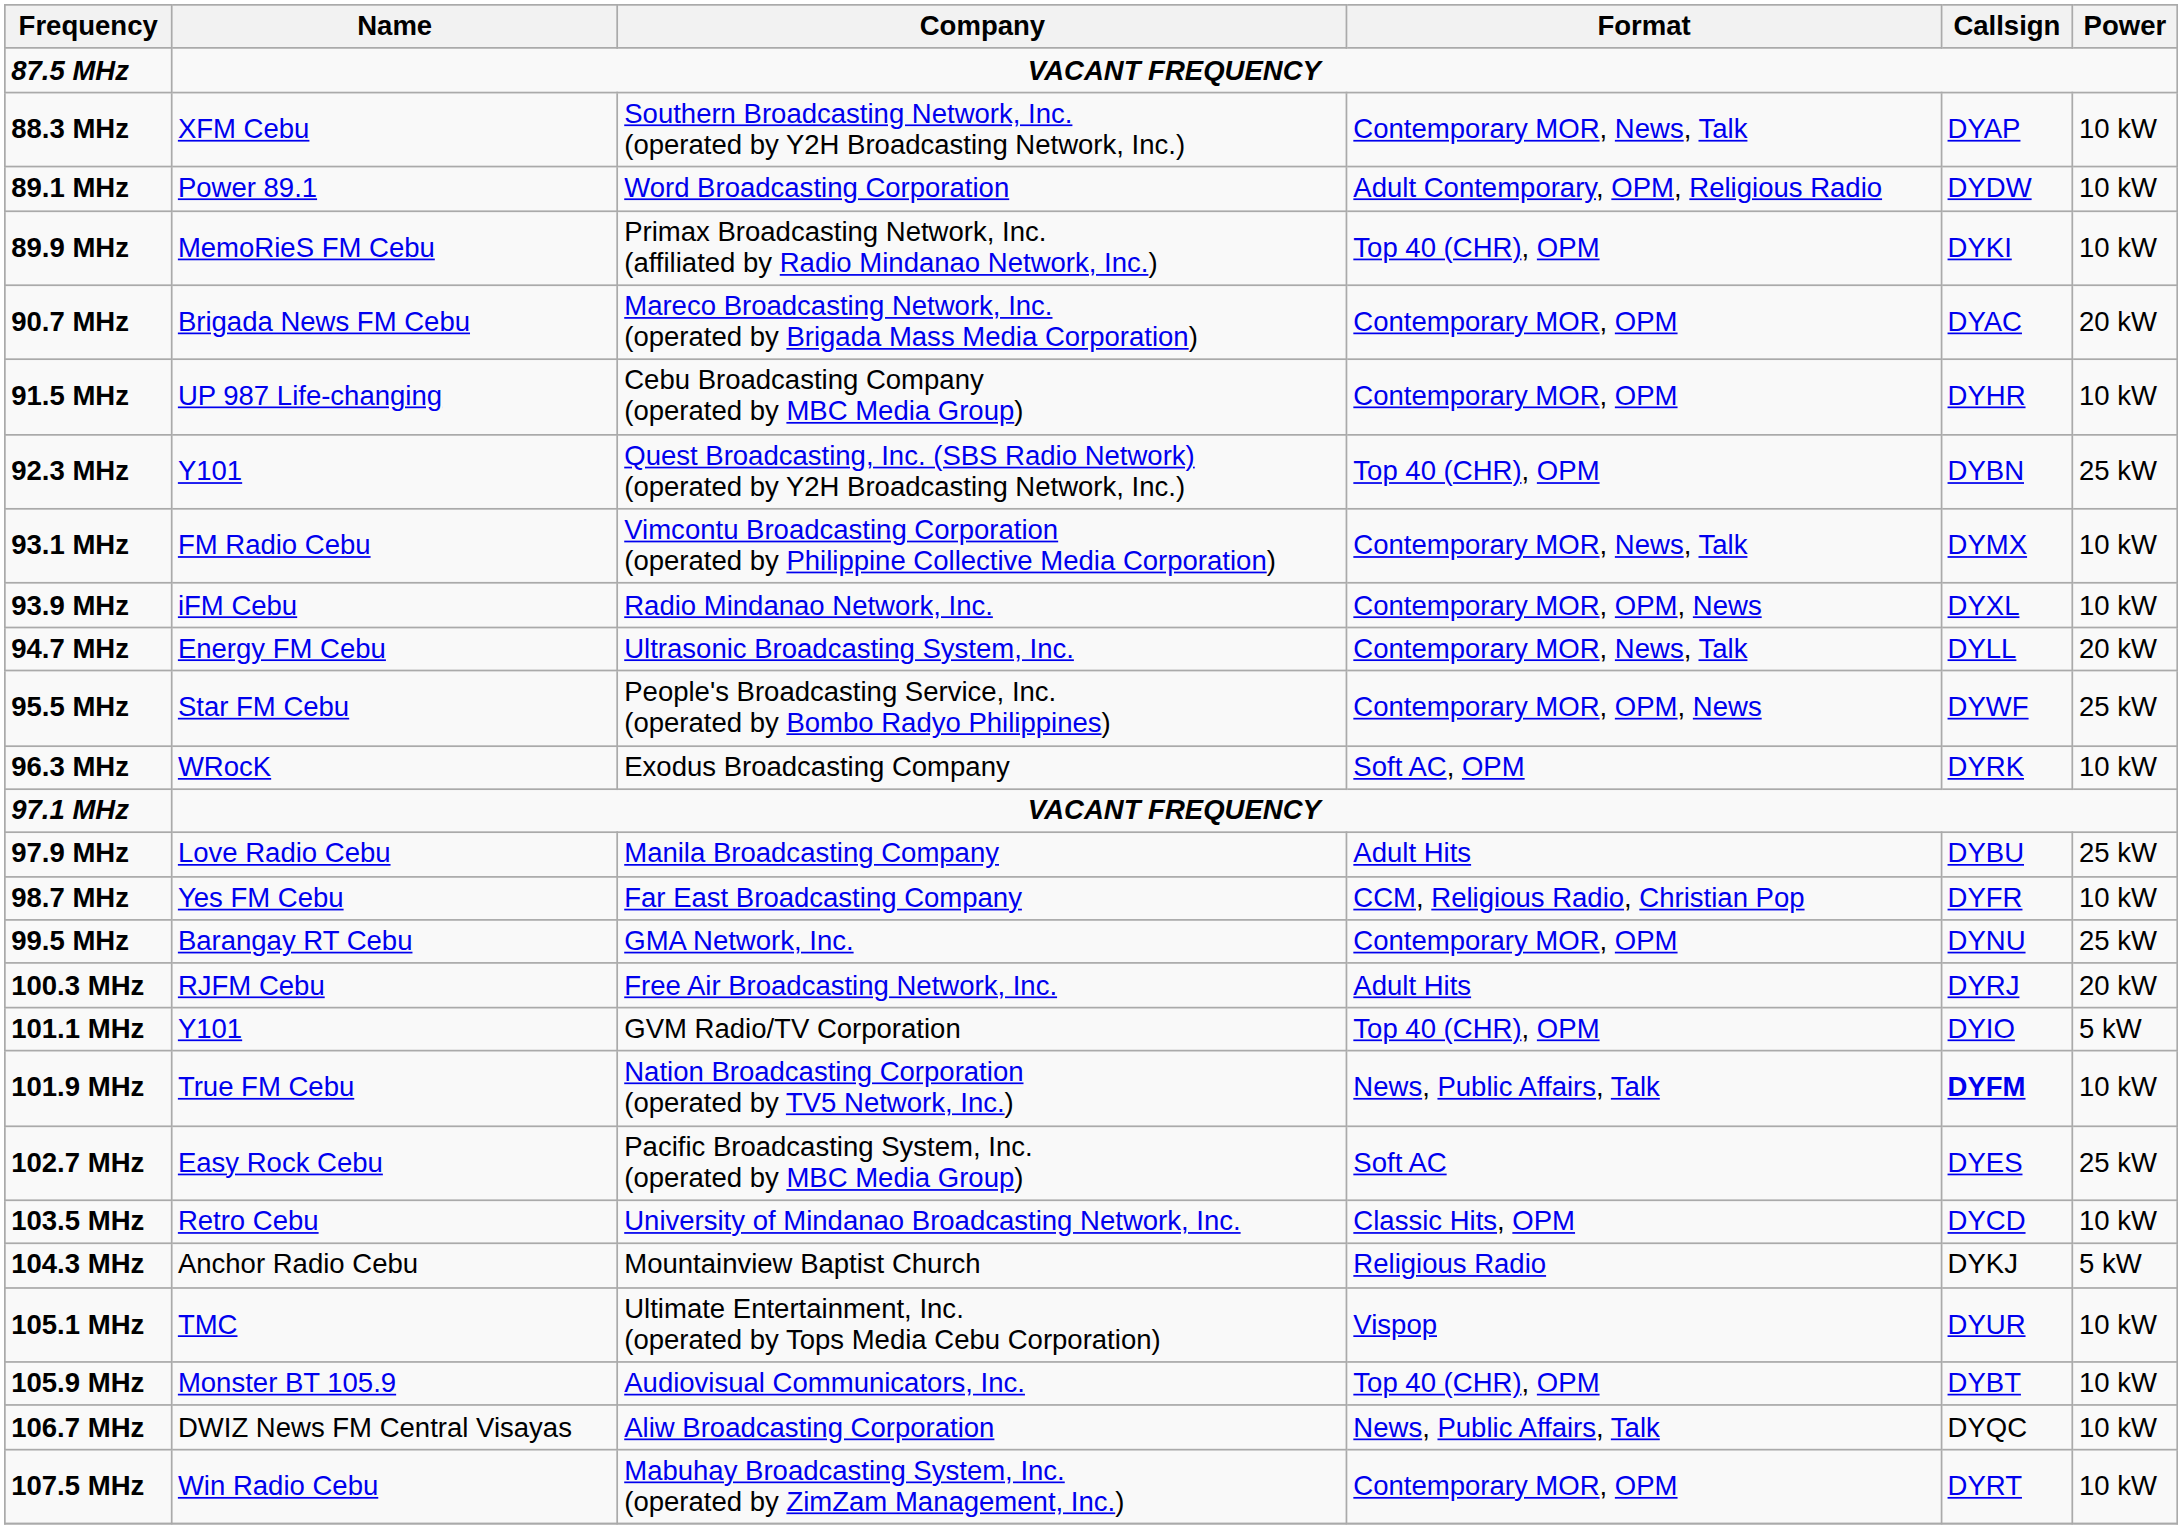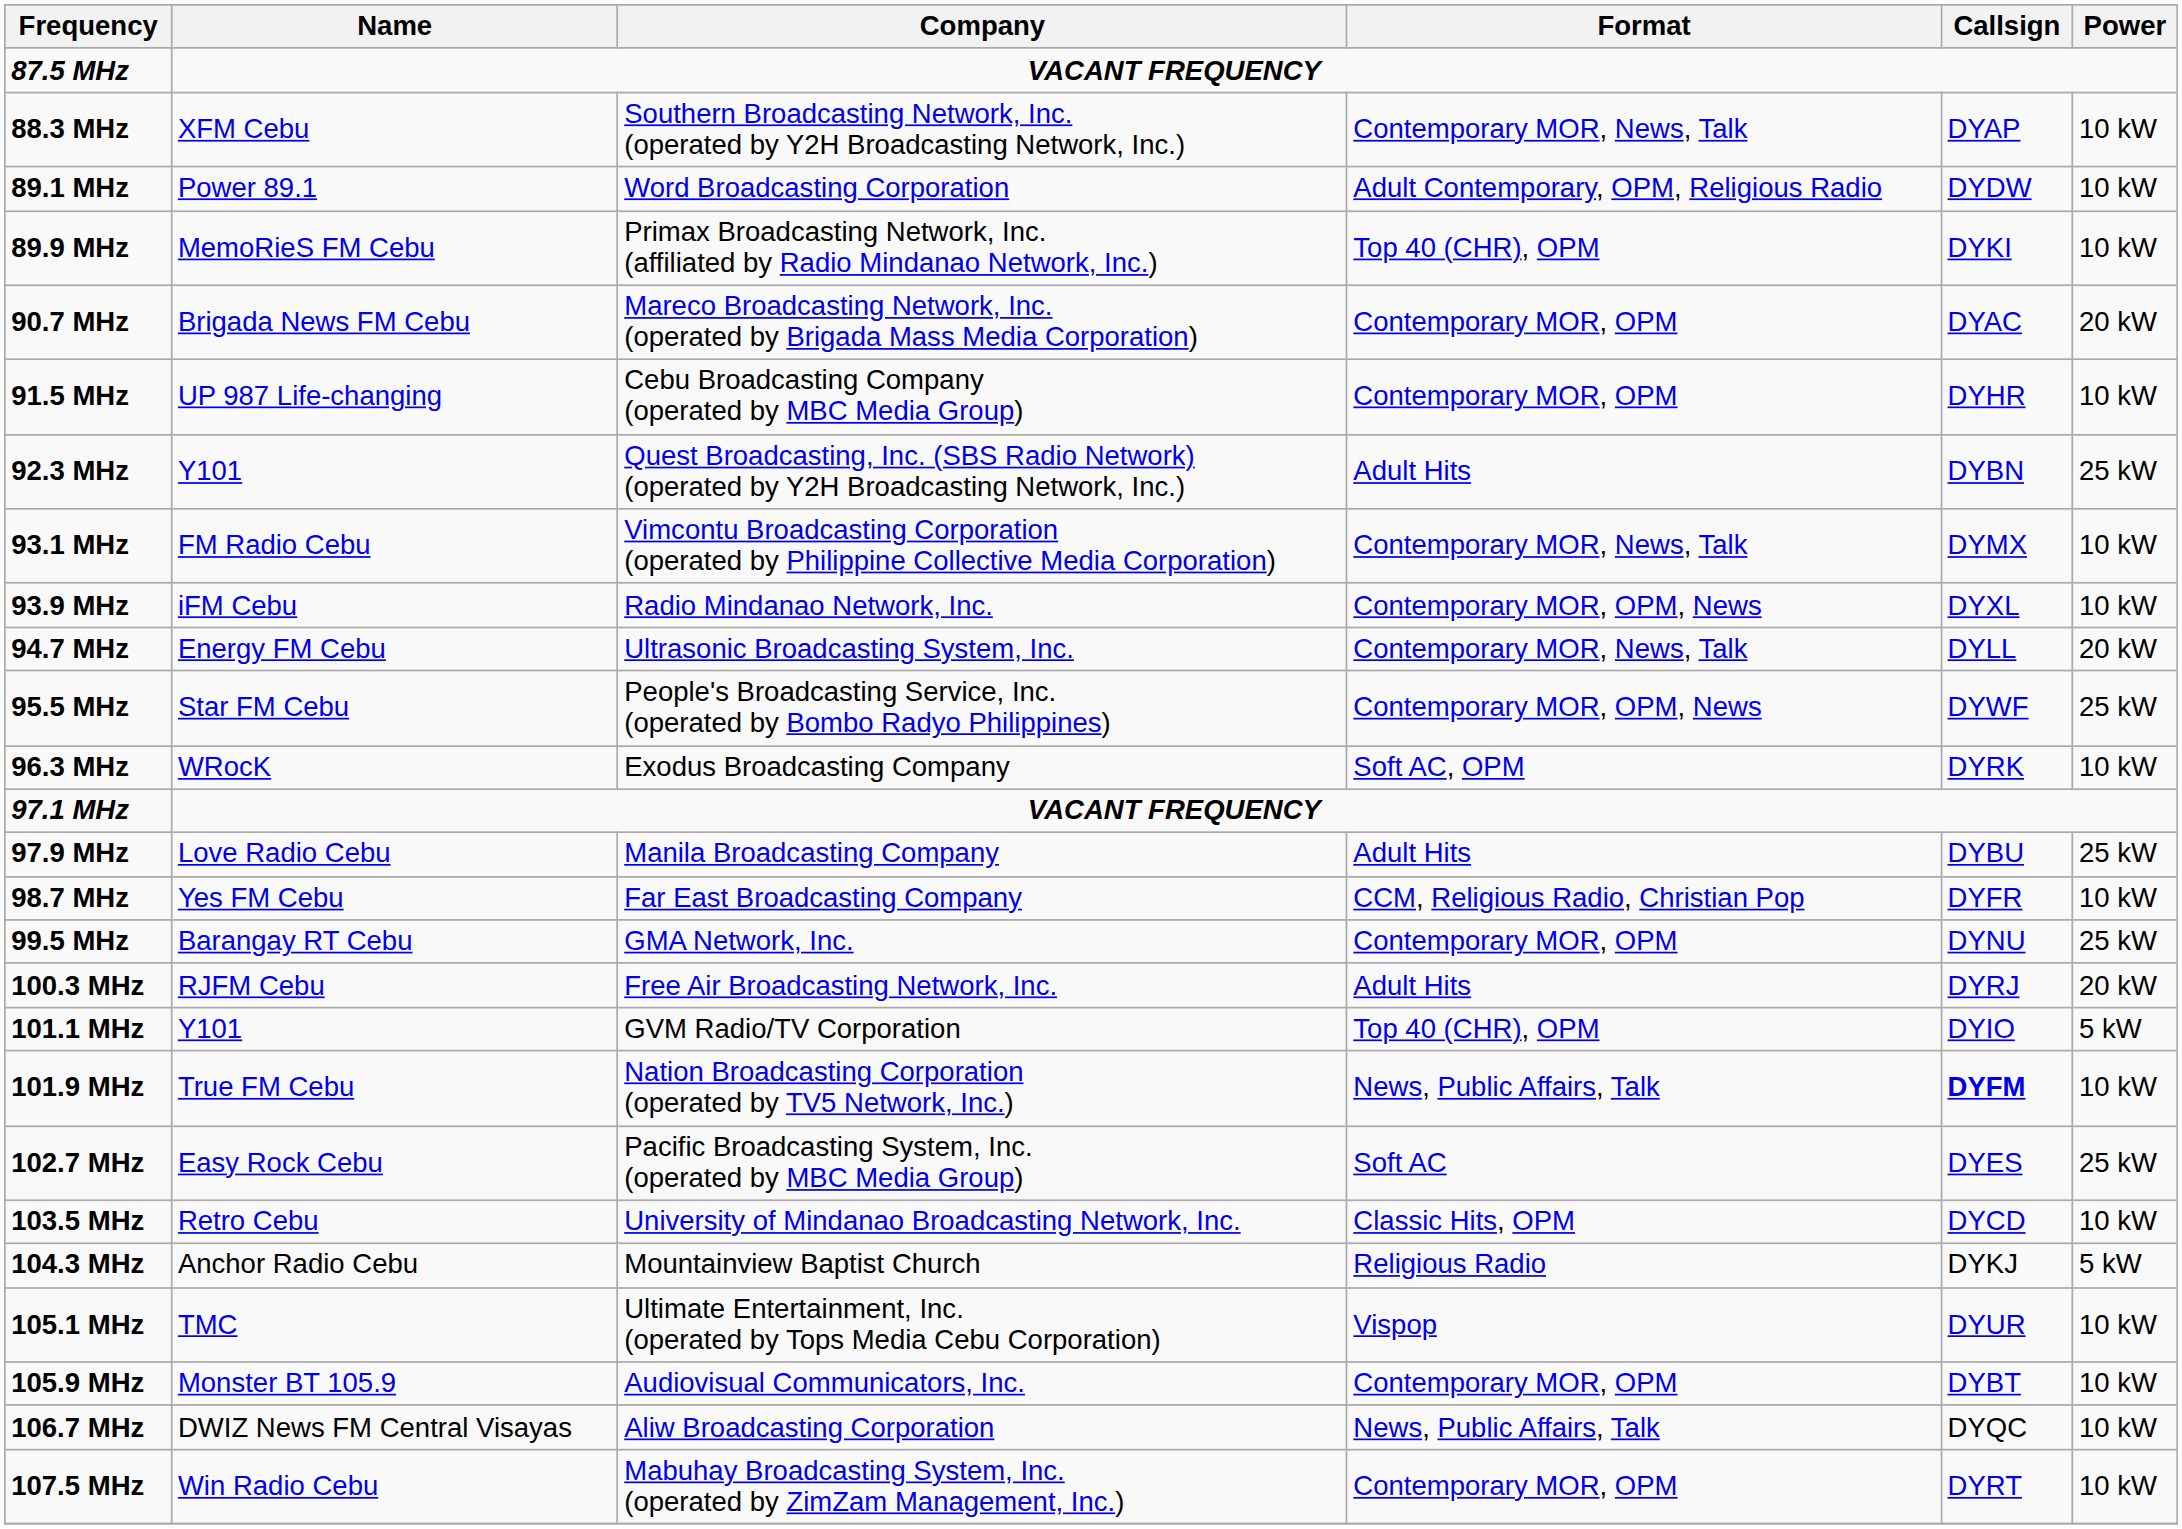(1476, 471) Top 40 (CHR), OPM -> (1412, 471) Adult Hits
(1476, 1383) Top 40 (CHR), OPM -> (1515, 1383) Contemporary MOR, OPM
